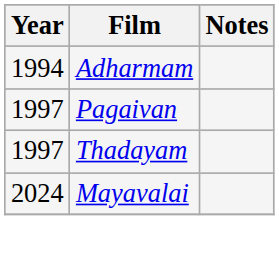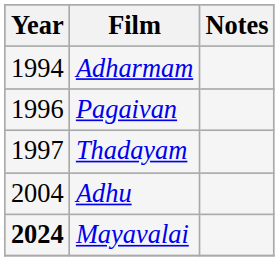(37, 109) 1997 -> (37, 109) 1996
+ row: (104, 192)
(37, 192) normal -> (37, 234) bold
